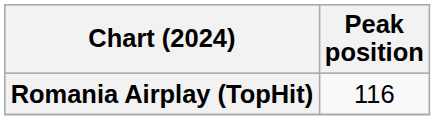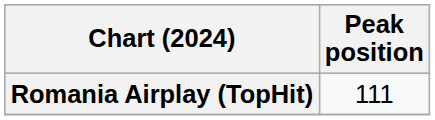(374, 93) 116 -> (374, 93) 111
